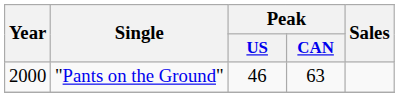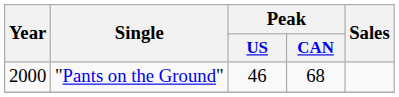(316, 76) 63 -> (316, 76) 68
